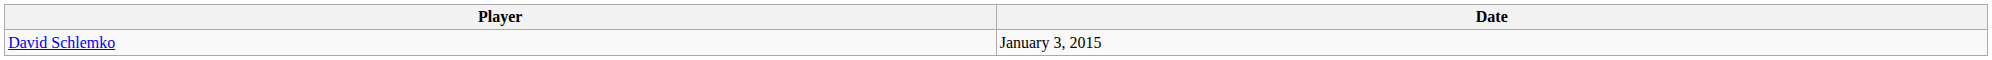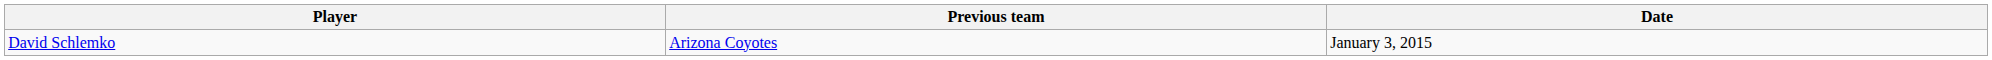+ column: (996, 17)
